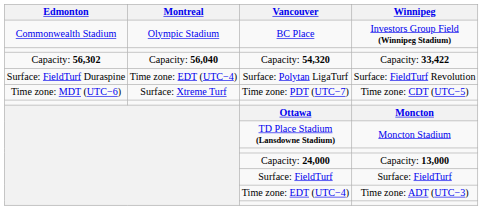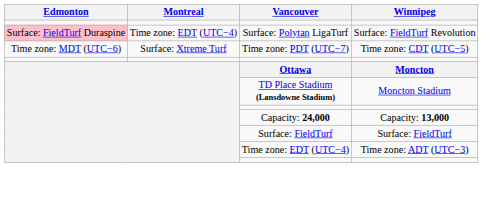- row: (295, 34)
- row: (295, 60)
(66, 76) no background -> (66, 33) pink background
